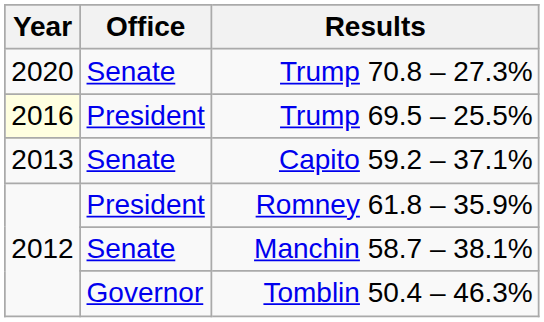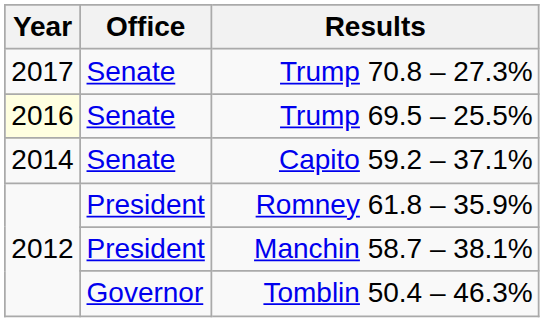(42, 71) 2020 -> (42, 71) 2017
(146, 115) President -> (131, 115) Senate
(42, 159) 2013 -> (42, 159) 2014
(131, 248) Senate -> (146, 248) President
